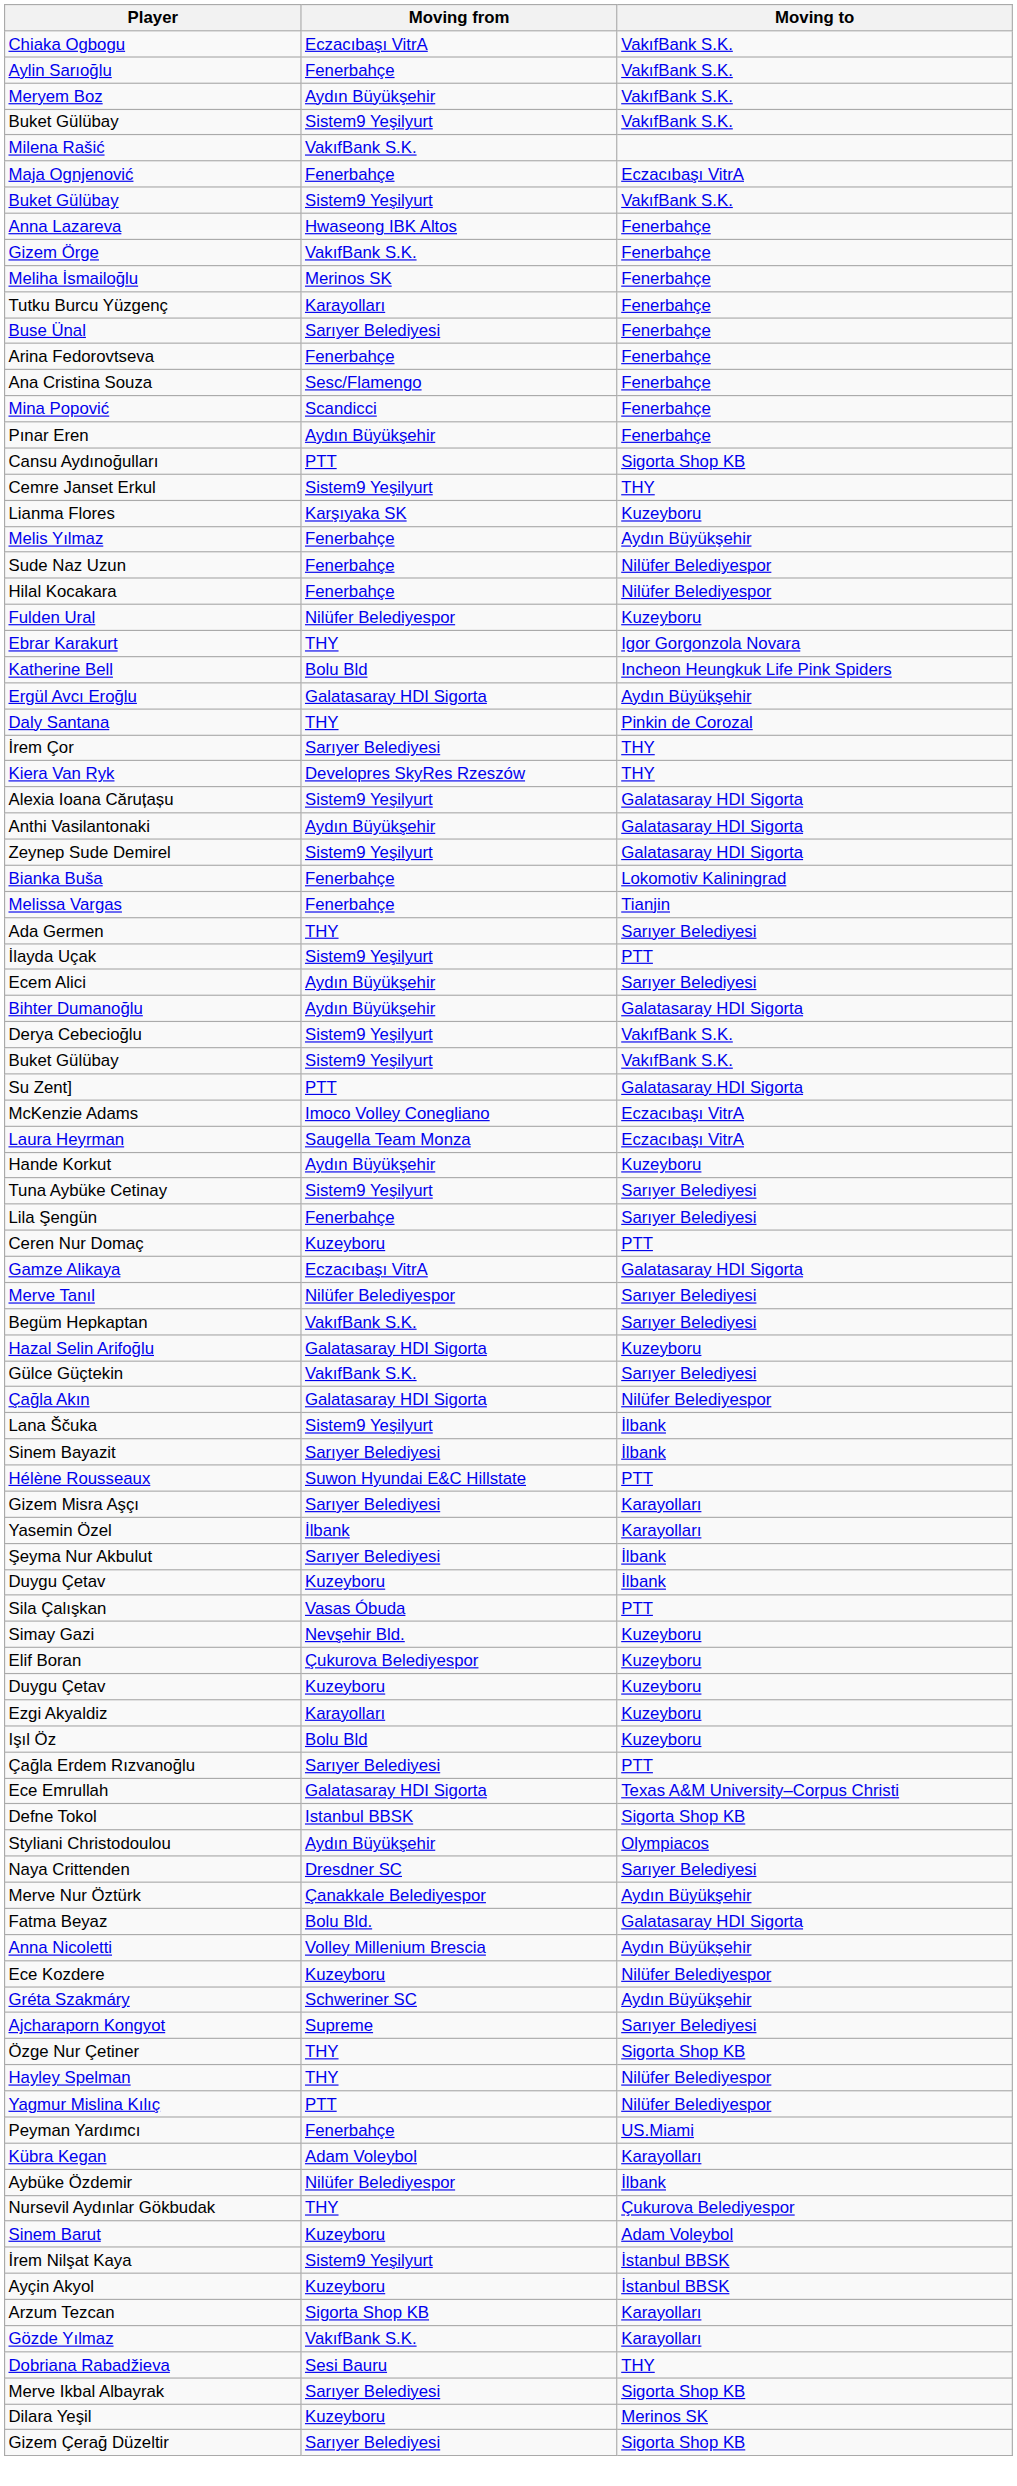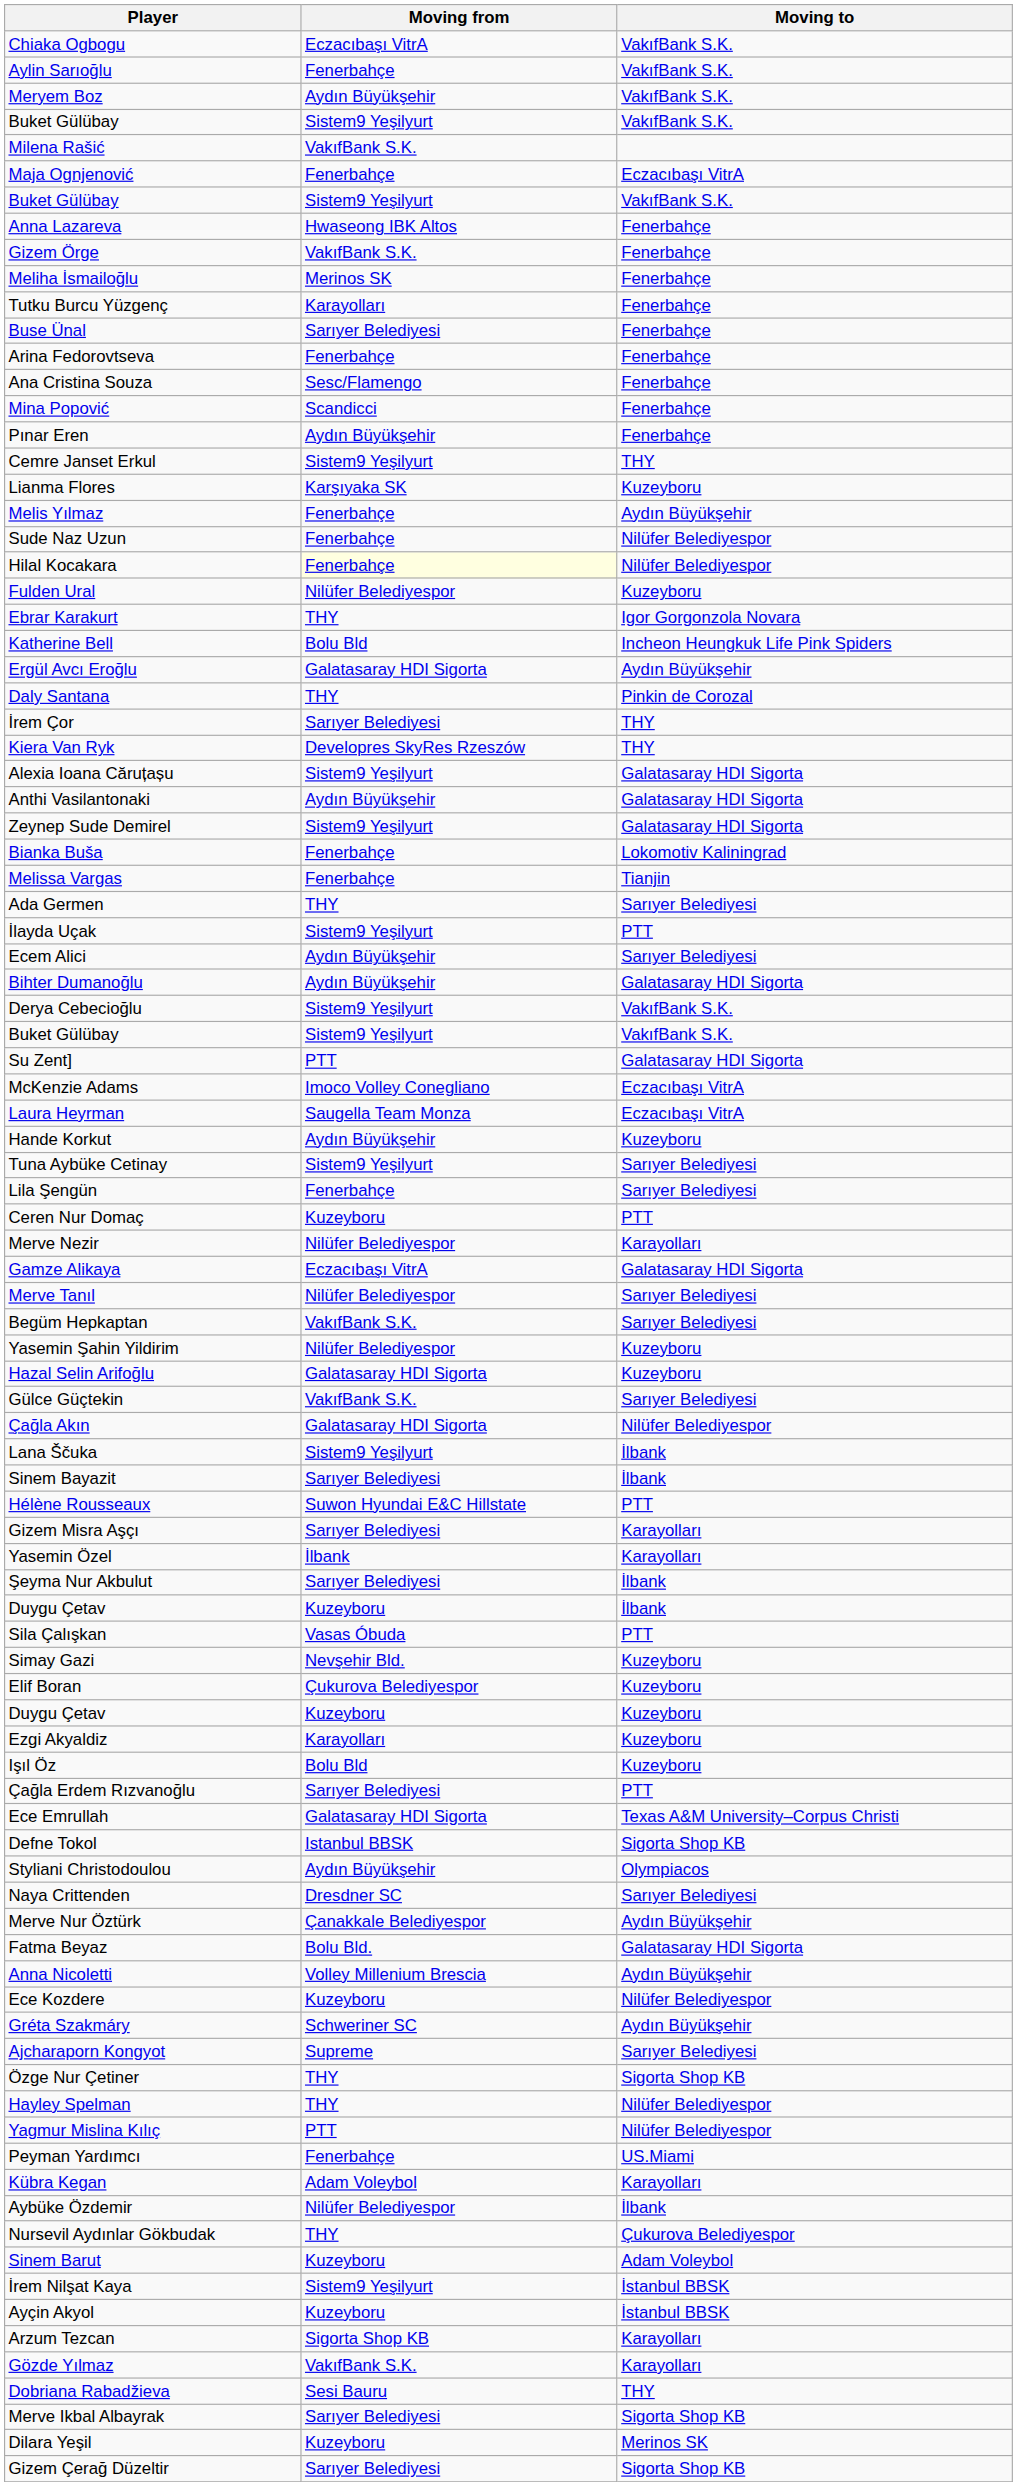- row: (83, 461)
(350, 591) no background -> (350, 565) lightyellow background
+ row: (54, 1243)
+ row: (94, 1347)
